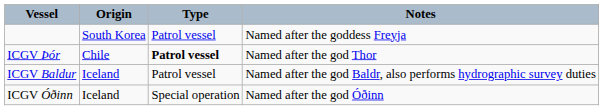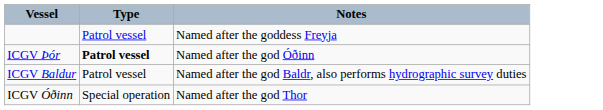- column: (114, 14)
(311, 54) Named after the god Thor -> (245, 54) Named after the god Óðinn
(315, 94) Named after the god Óðinn -> (242, 94) Named after the god Thor
